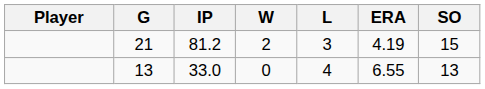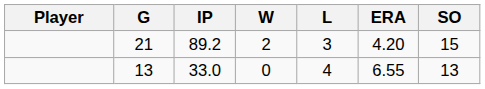(205, 44) 81.2 -> (205, 44) 89.2
(388, 44) 4.19 -> (388, 44) 4.20
